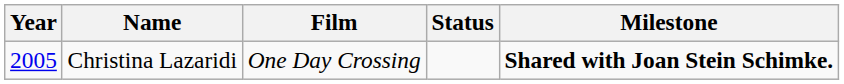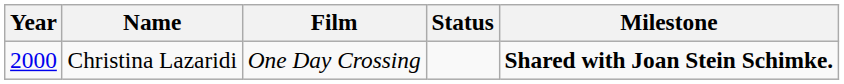(33, 60) 2005 -> (33, 60) 2000
